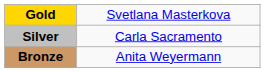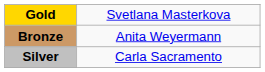rows swapped: (41, 36) <-> (41, 57)
